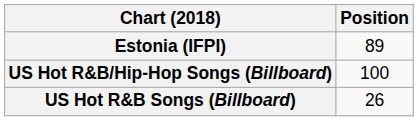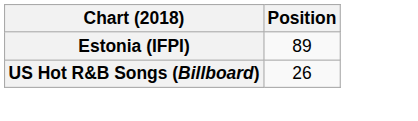- row: (170, 73)
